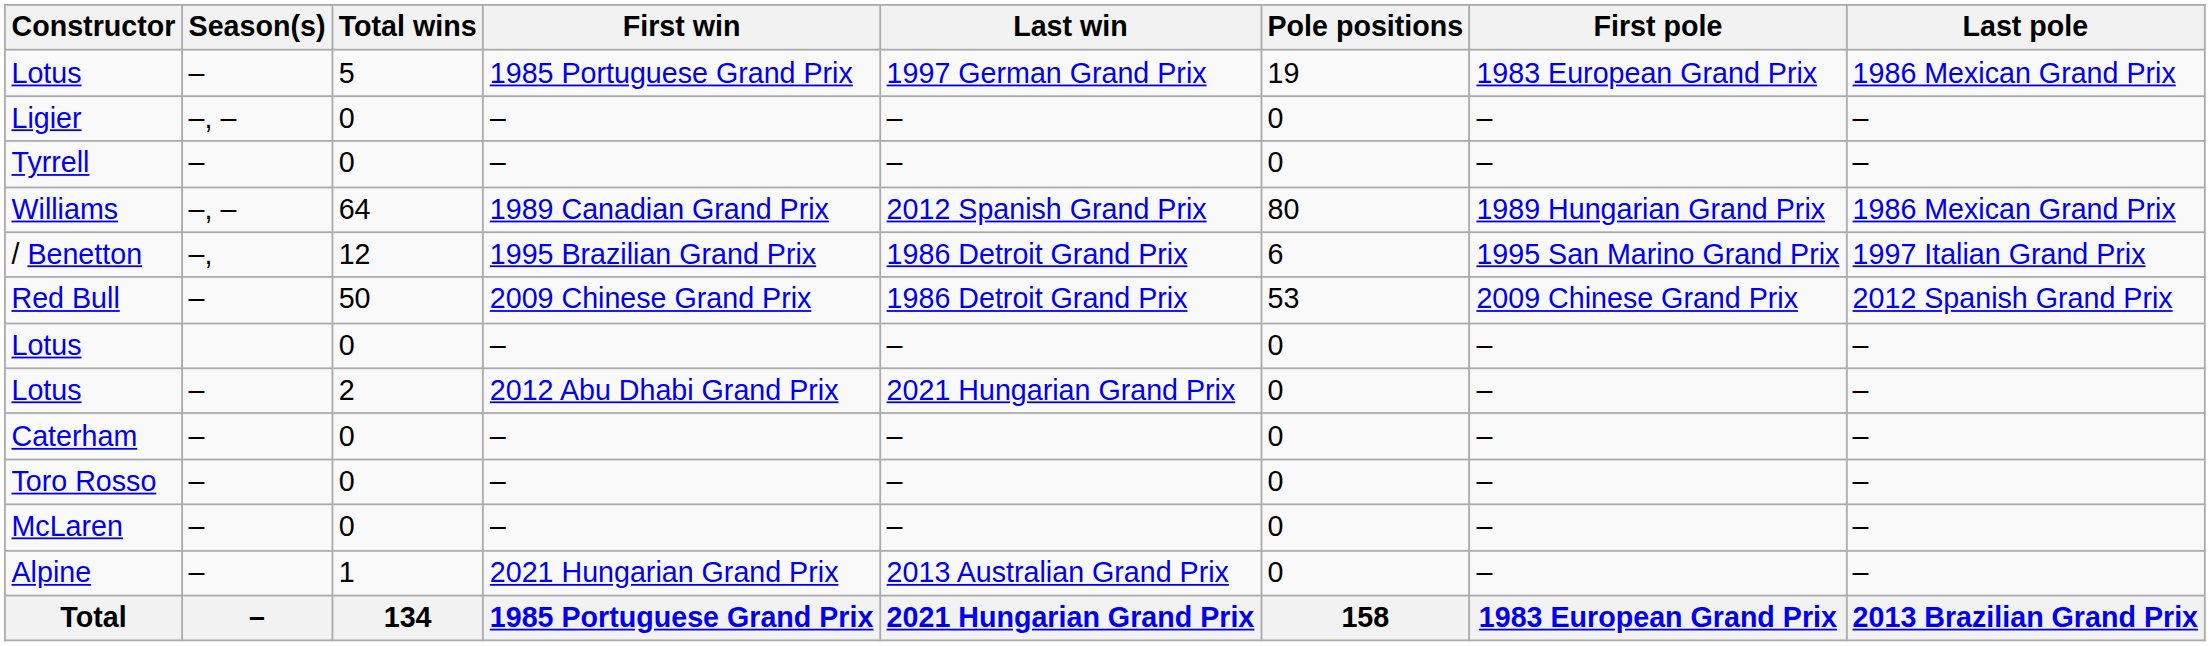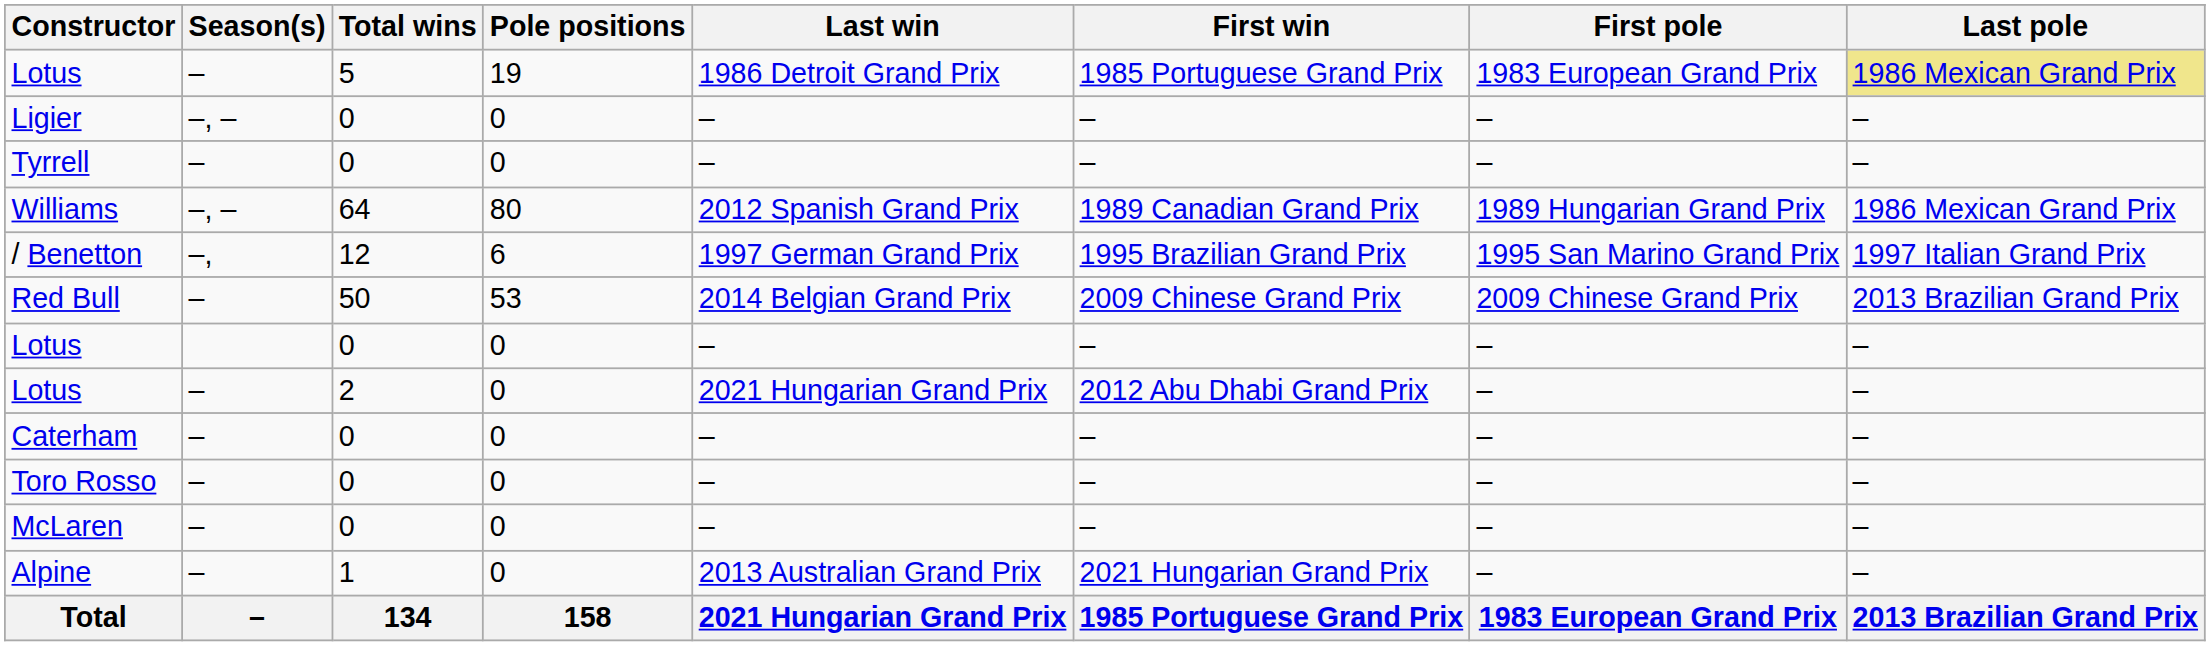columns swapped: (682, 27) <-> (1365, 27)
(1047, 72) 1997 German Grand Prix -> (849, 72) 1986 Detroit Grand Prix
(2014, 72) no background -> (2014, 72) khaki background
(1037, 254) 1986 Detroit Grand Prix -> (859, 254) 1997 German Grand Prix
(1037, 299) 1986 Detroit Grand Prix -> (855, 299) 2014 Belgian Grand Prix
(2013, 299) 2012 Spanish Grand Prix -> (2016, 299) 2013 Brazilian Grand Prix
